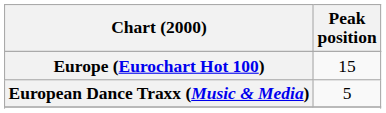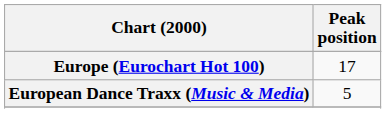(347, 65) 15 -> (347, 65) 17
